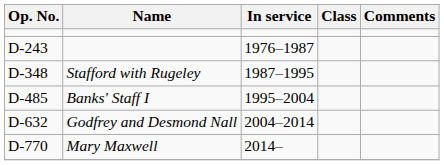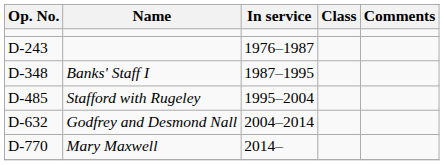(133, 73) Stafford with Rugeley -> (108, 73) Banks' Staff I
(108, 97) Banks' Staff I -> (133, 97) Stafford with Rugeley
